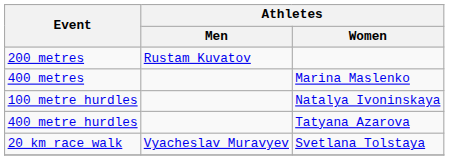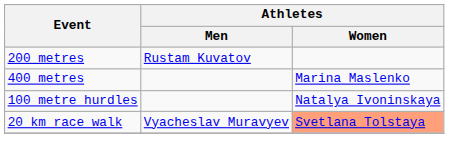- row: (73, 122)
(360, 143) no background -> (360, 122) lightsalmon background
